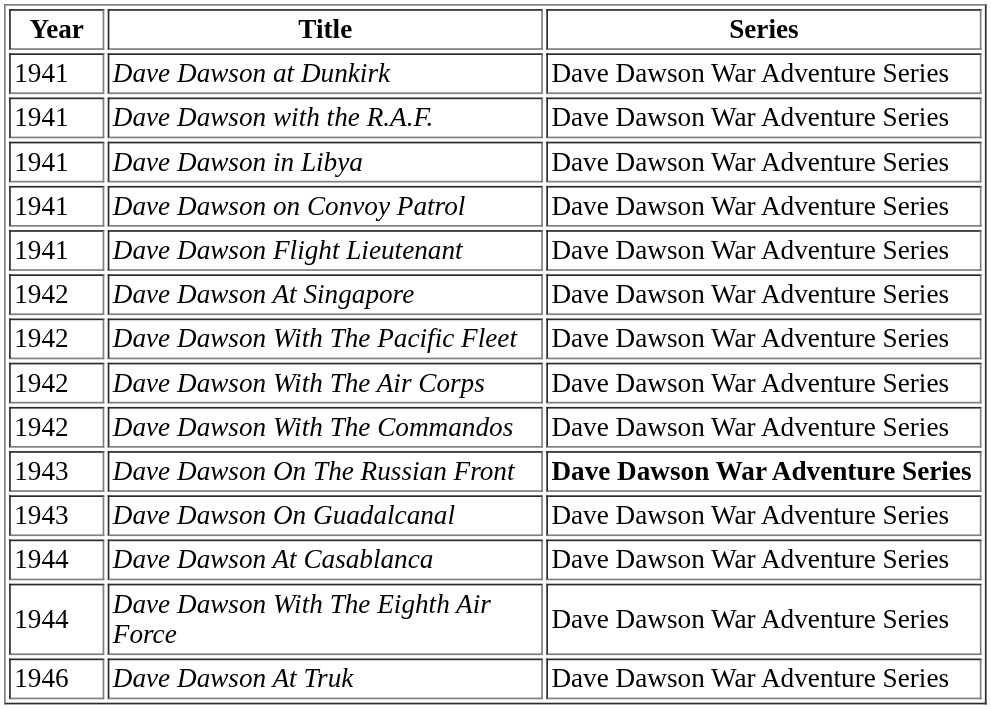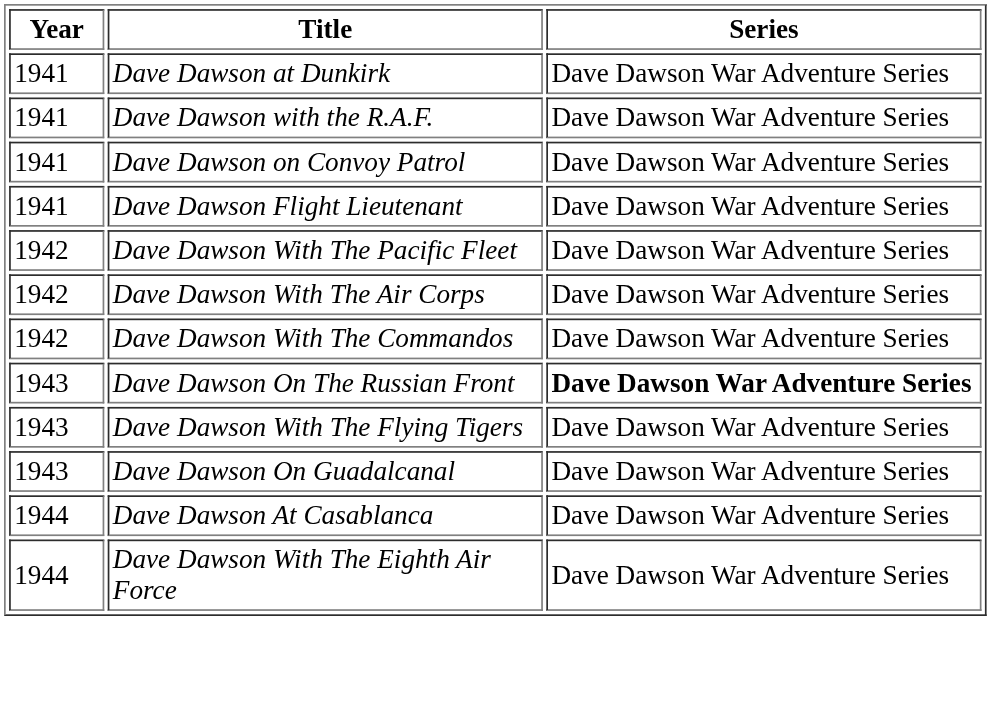- row: (238, 161)
- row: (264, 294)
+ row: (318, 426)
- row: (233, 678)
